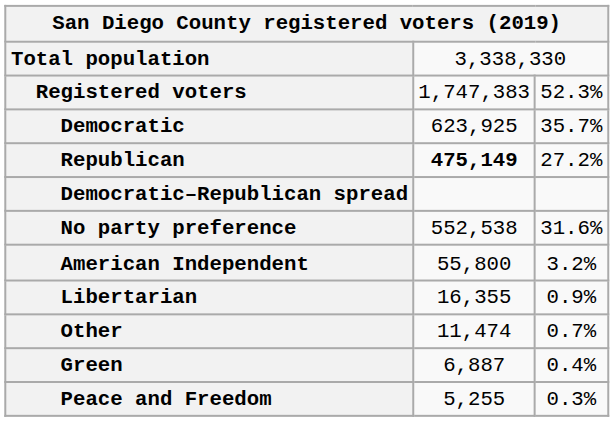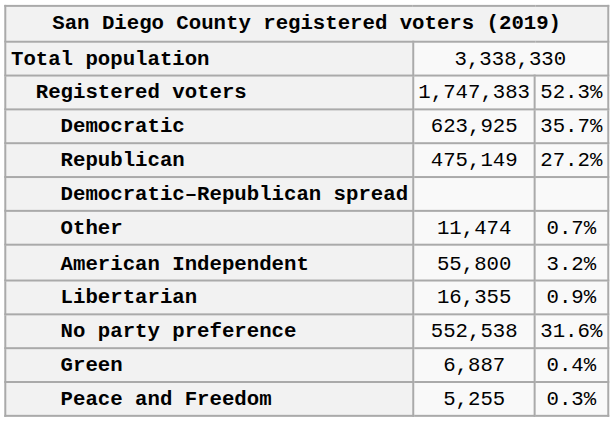(474, 160) bold -> (474, 160) normal
rows swapped: (154, 229) <-> (67, 331)
